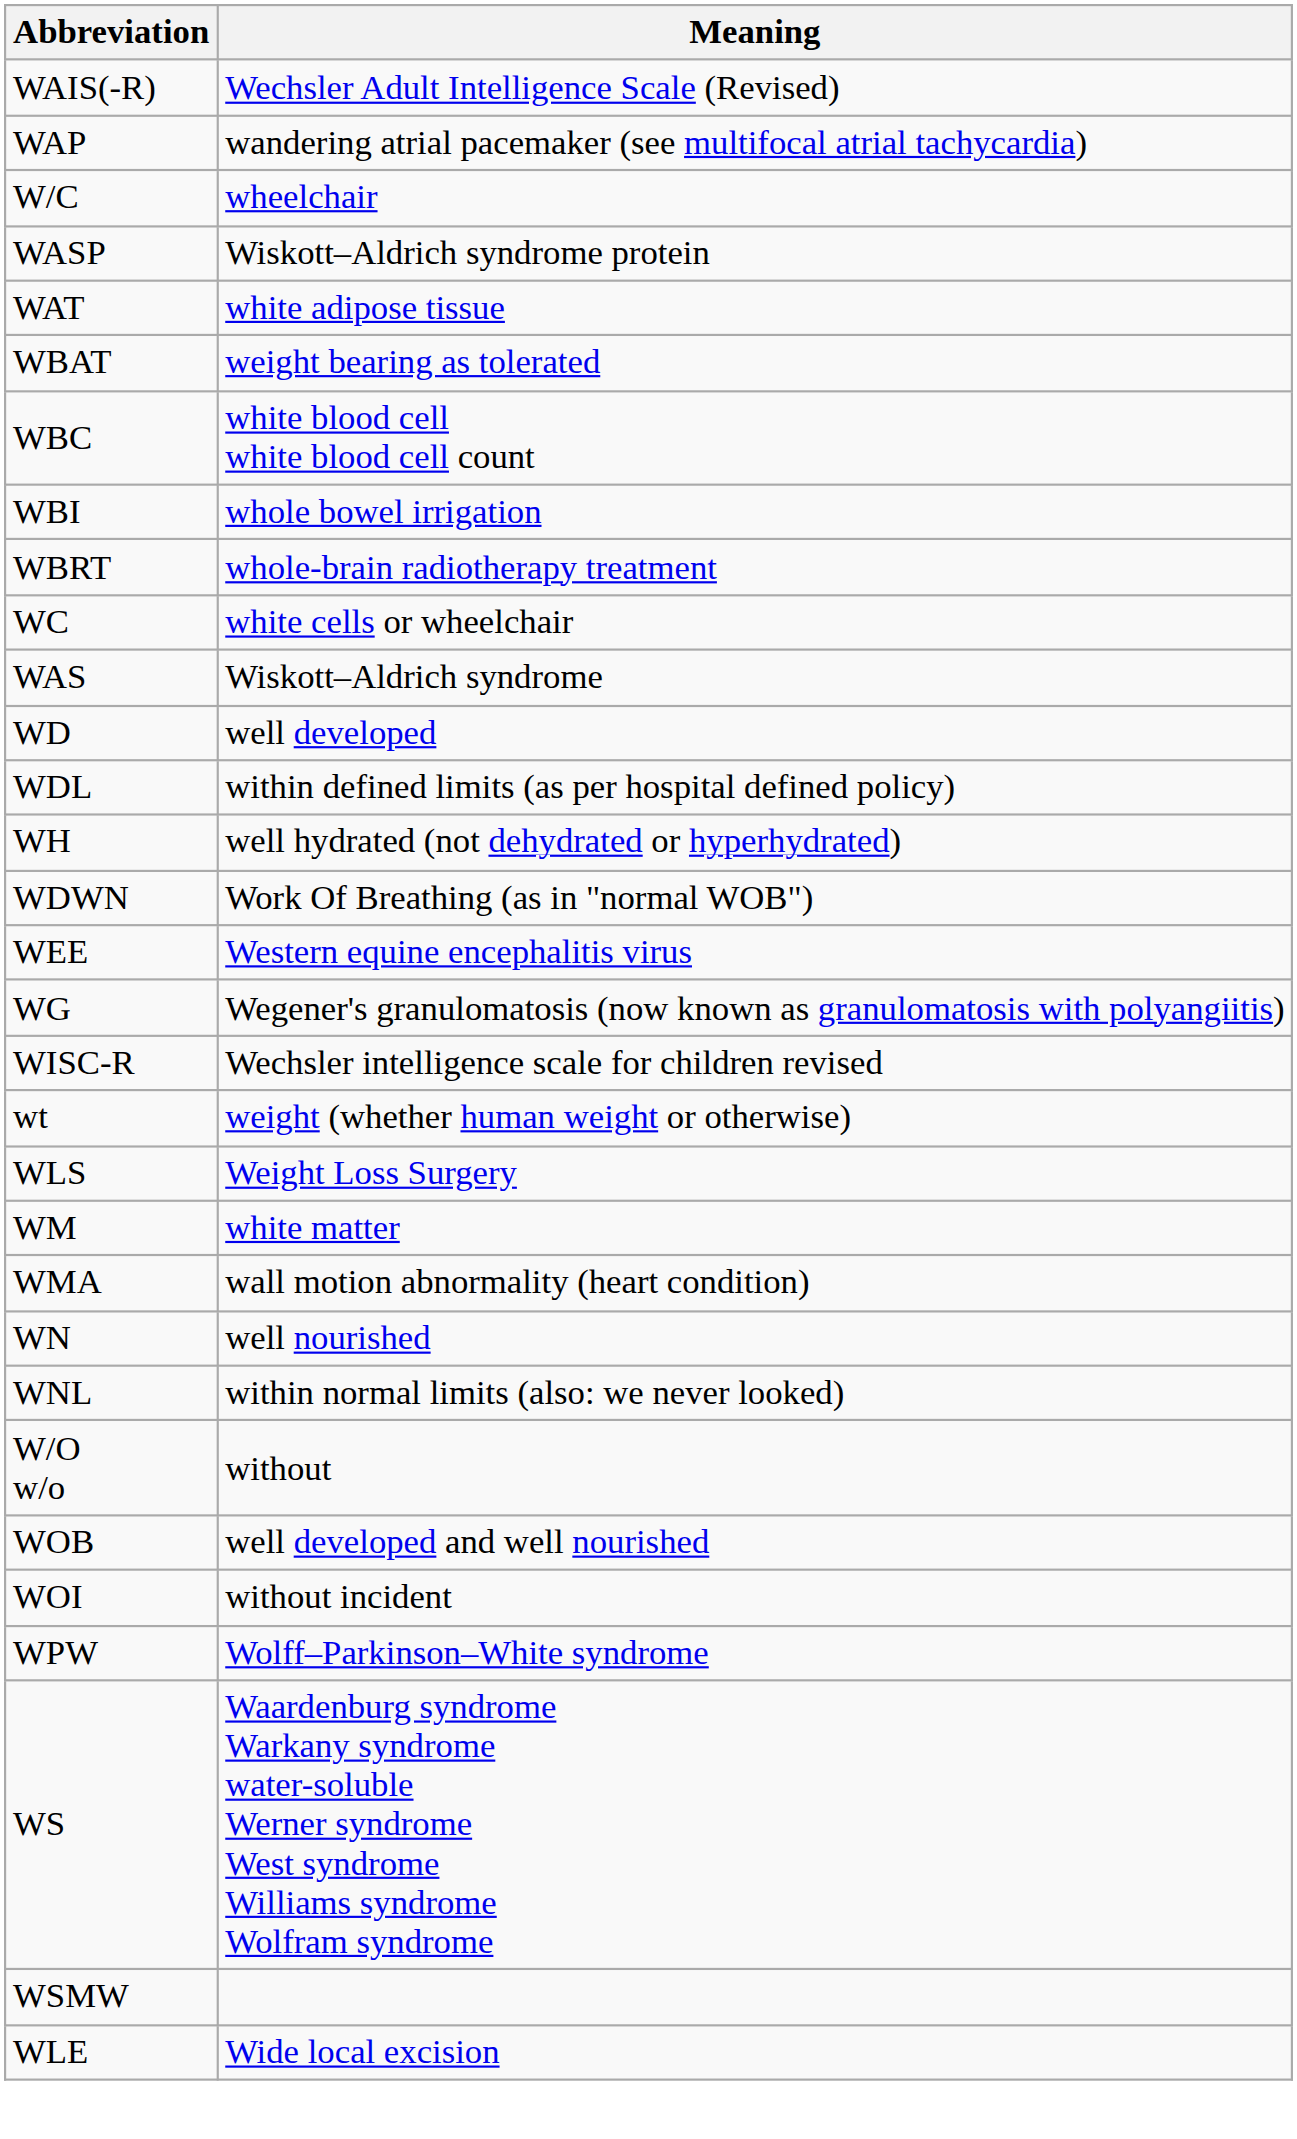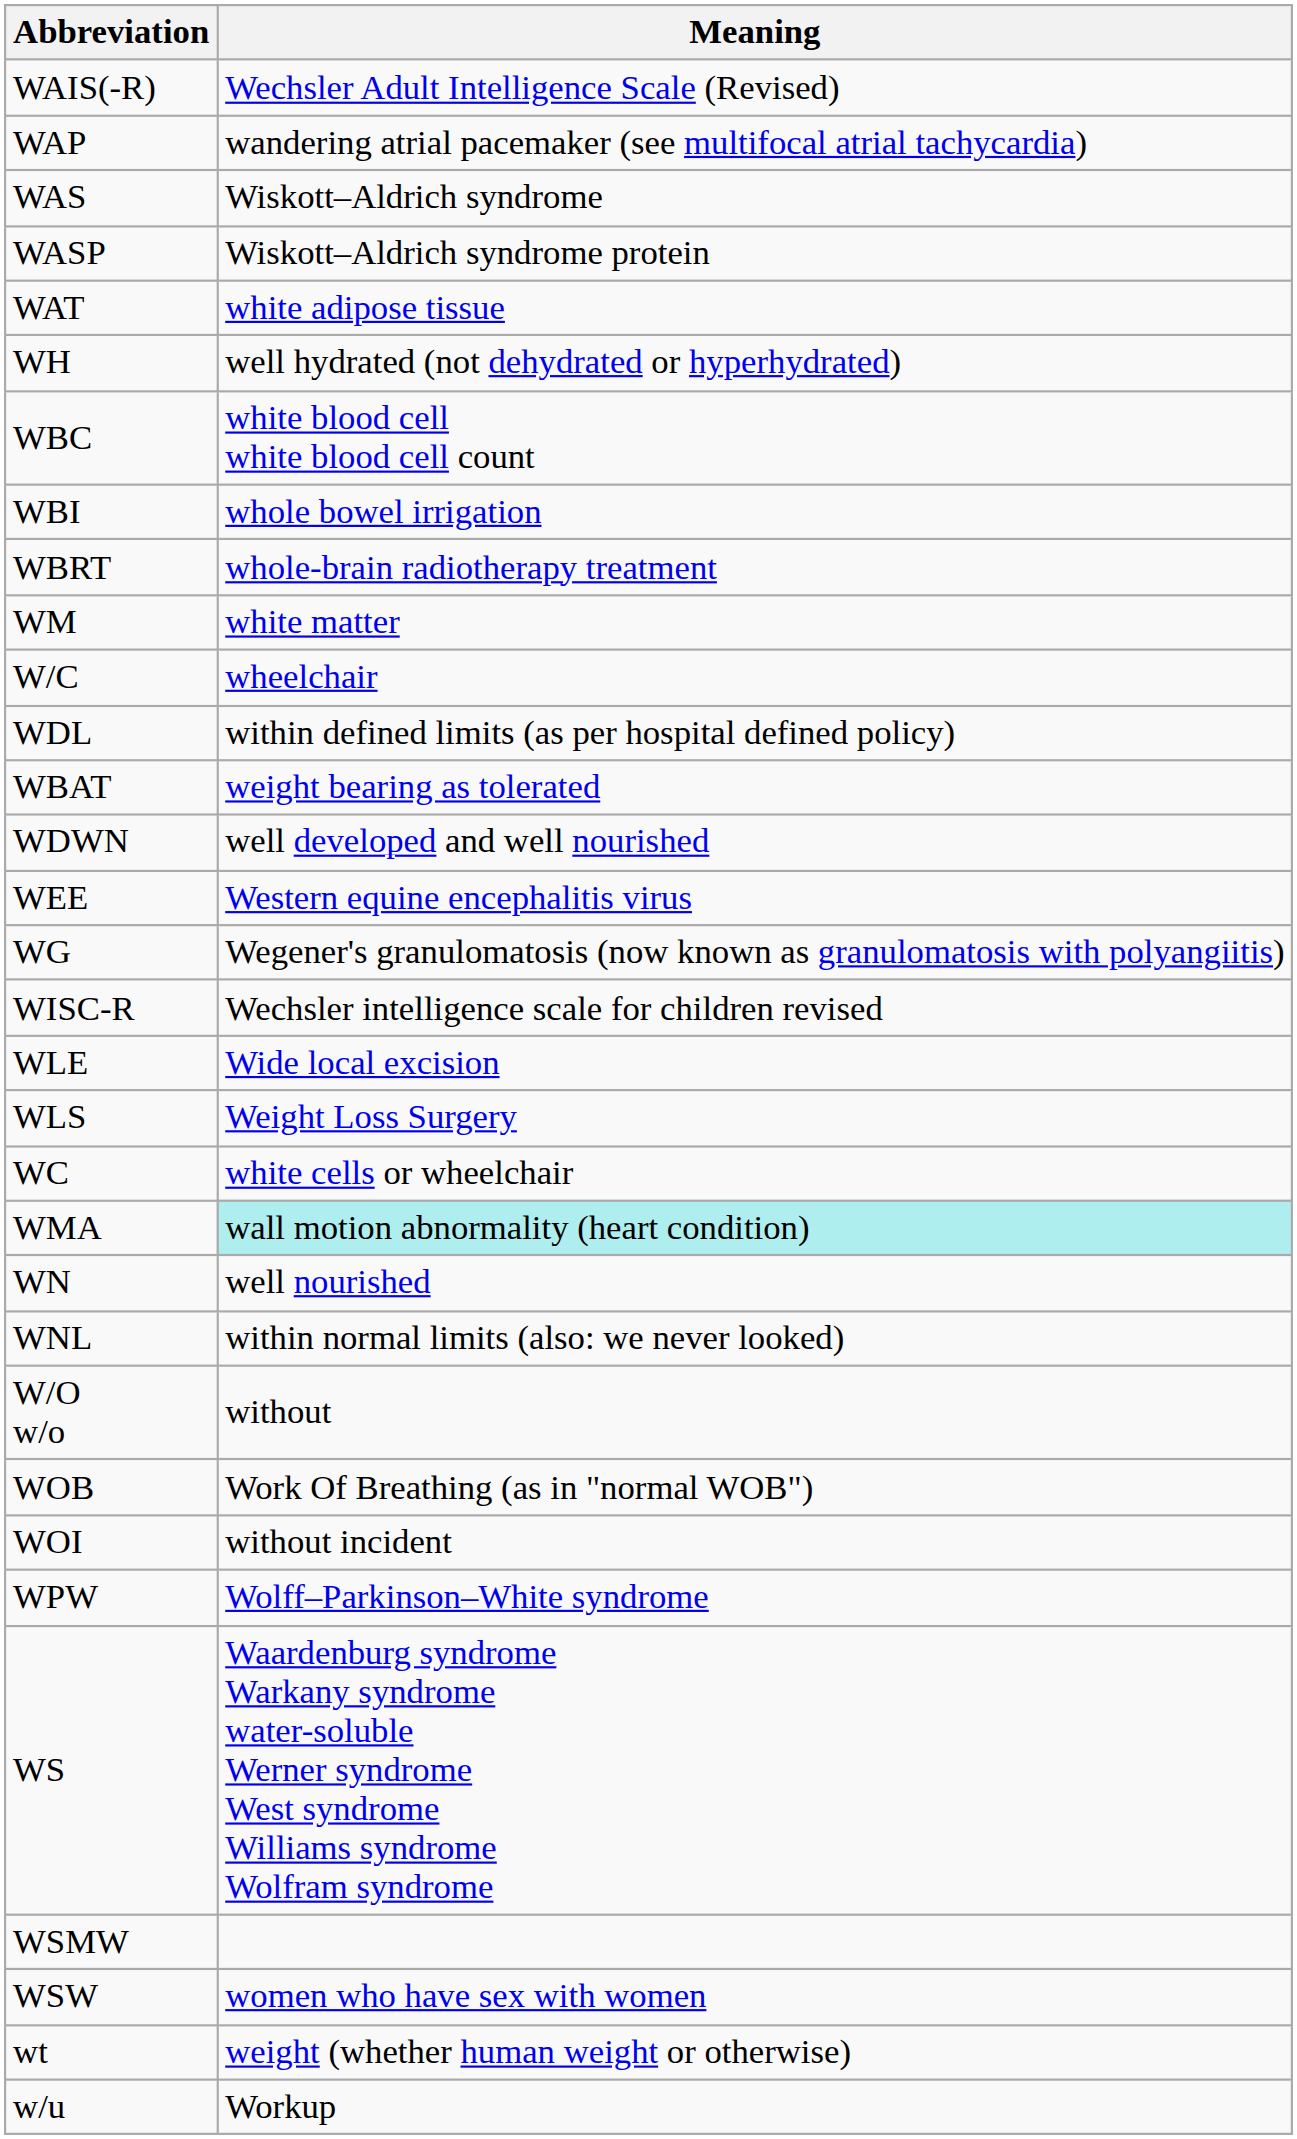rows swapped: (50, 676) <-> (46, 197)
rows swapped: (62, 362) <-> (42, 841)
rows swapped: (41, 621) <-> (45, 1227)
- row: (42, 731)
(519, 897) Work Of Breathing (as in "normal WOB") -> (467, 841) well developed and well nourished
rows swapped: (51, 2051) <-> (30, 1117)
(517, 1282) no background -> (517, 1227) paleturquoise background
(467, 1541) well developed and well nourished -> (519, 1486) Work Of Breathing (as in "normal WOB")
+ row: (56, 1996)
+ row: (39, 2106)
